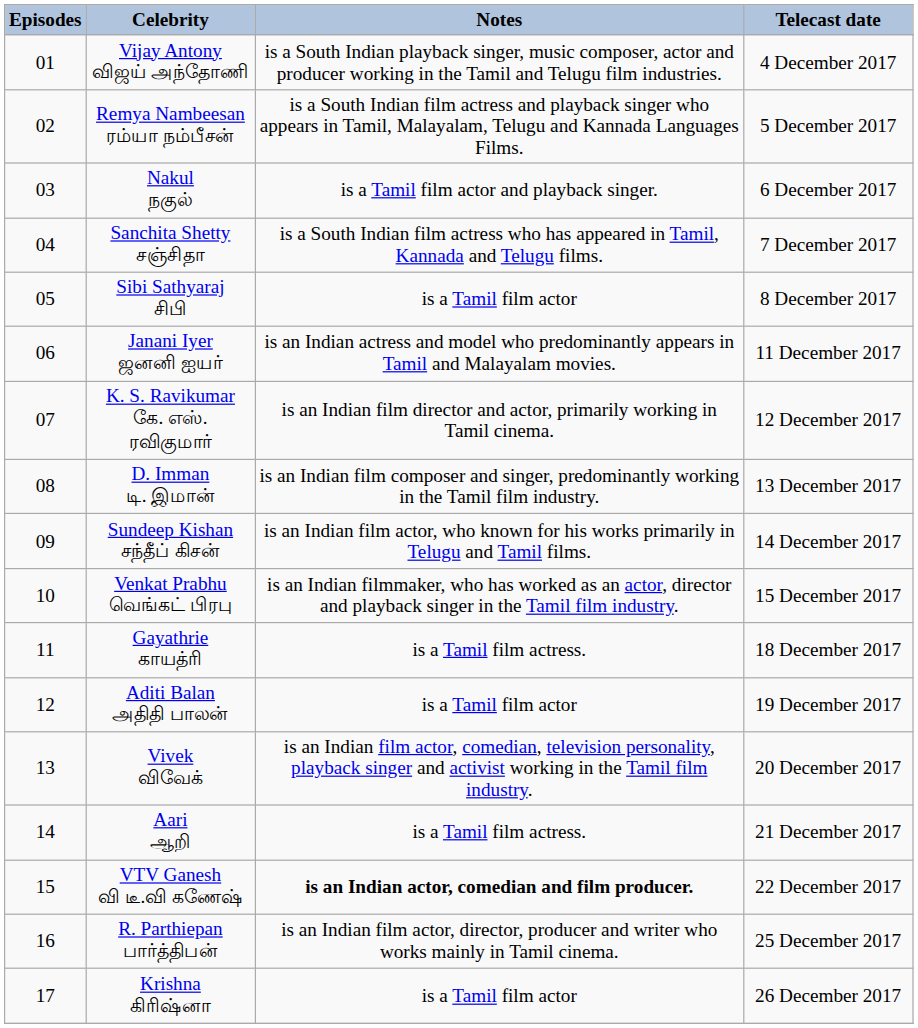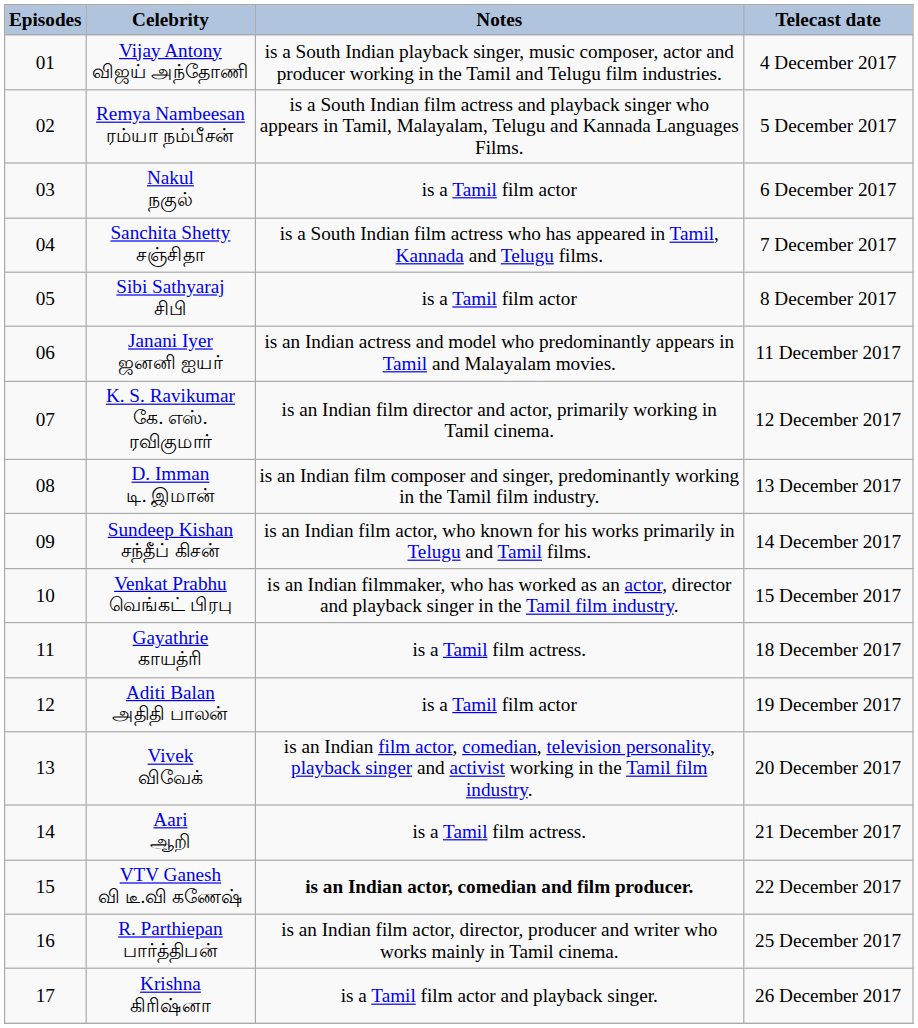(499, 190) is a Tamil film actor and playback singer. -> (499, 190) is a Tamil film actor
(499, 995) is a Tamil film actor -> (499, 995) is a Tamil film actor and playback singer.
